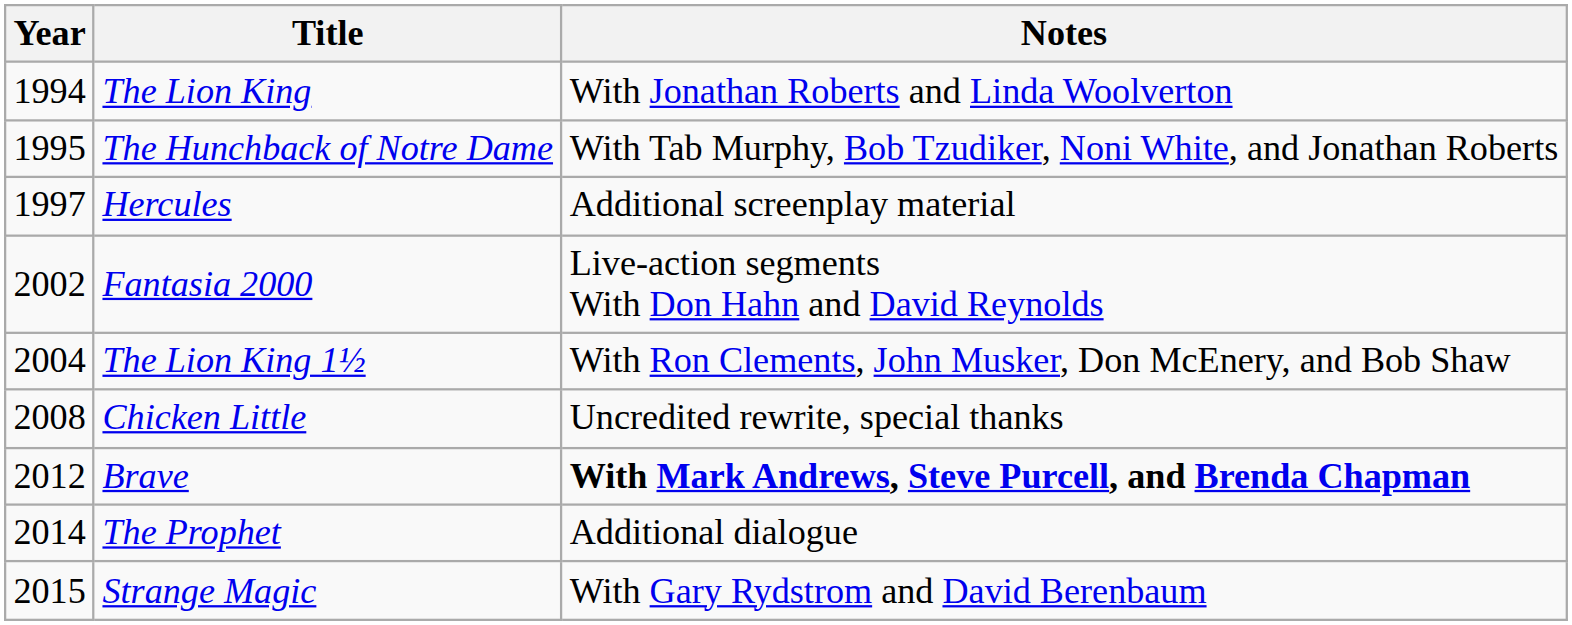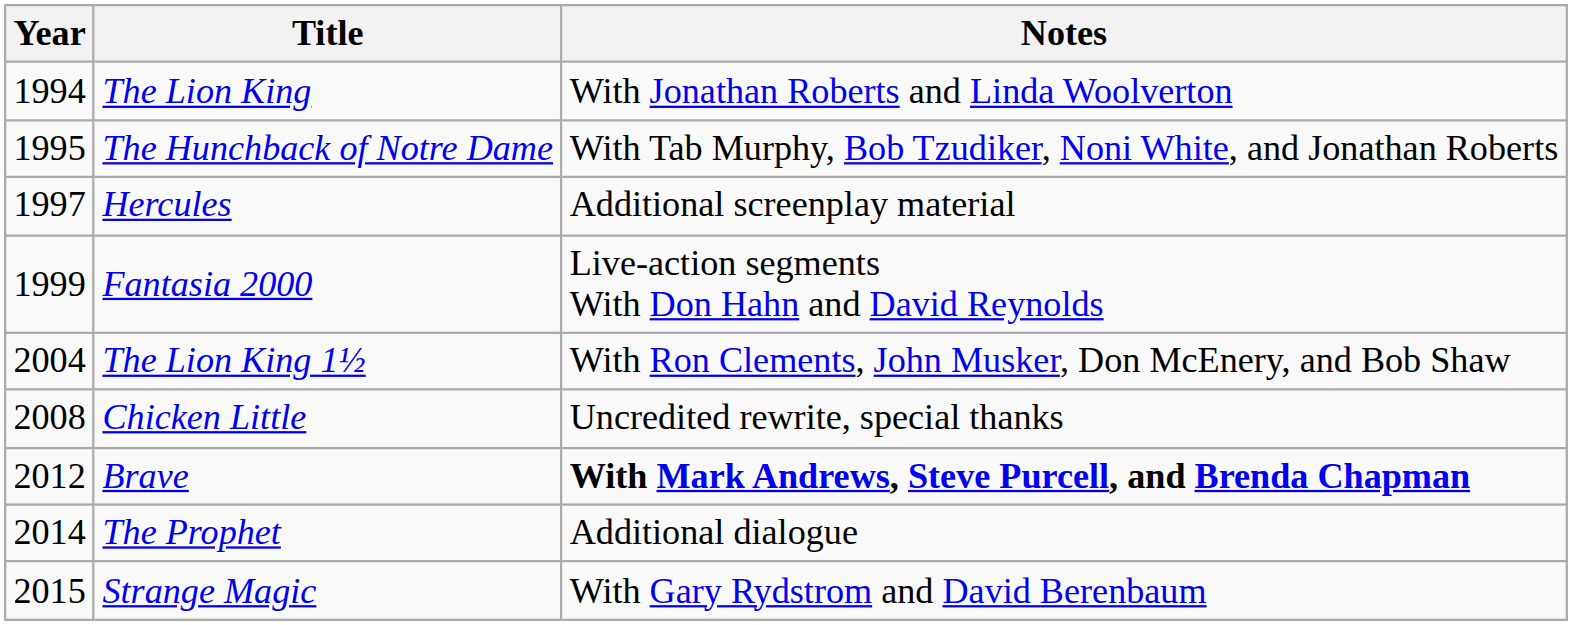(50, 282) 2002 -> (50, 282) 1999
